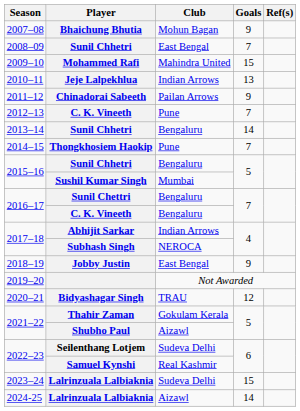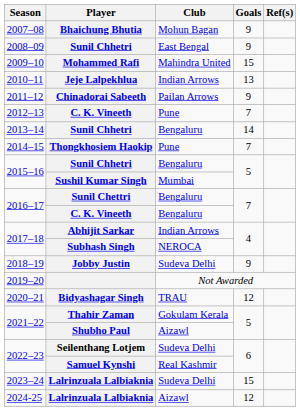(248, 46) 7 -> (248, 46) 9
(184, 264) East Bengal -> (187, 264) Sudeva Delhi
(248, 398) 14 -> (248, 398) 12
